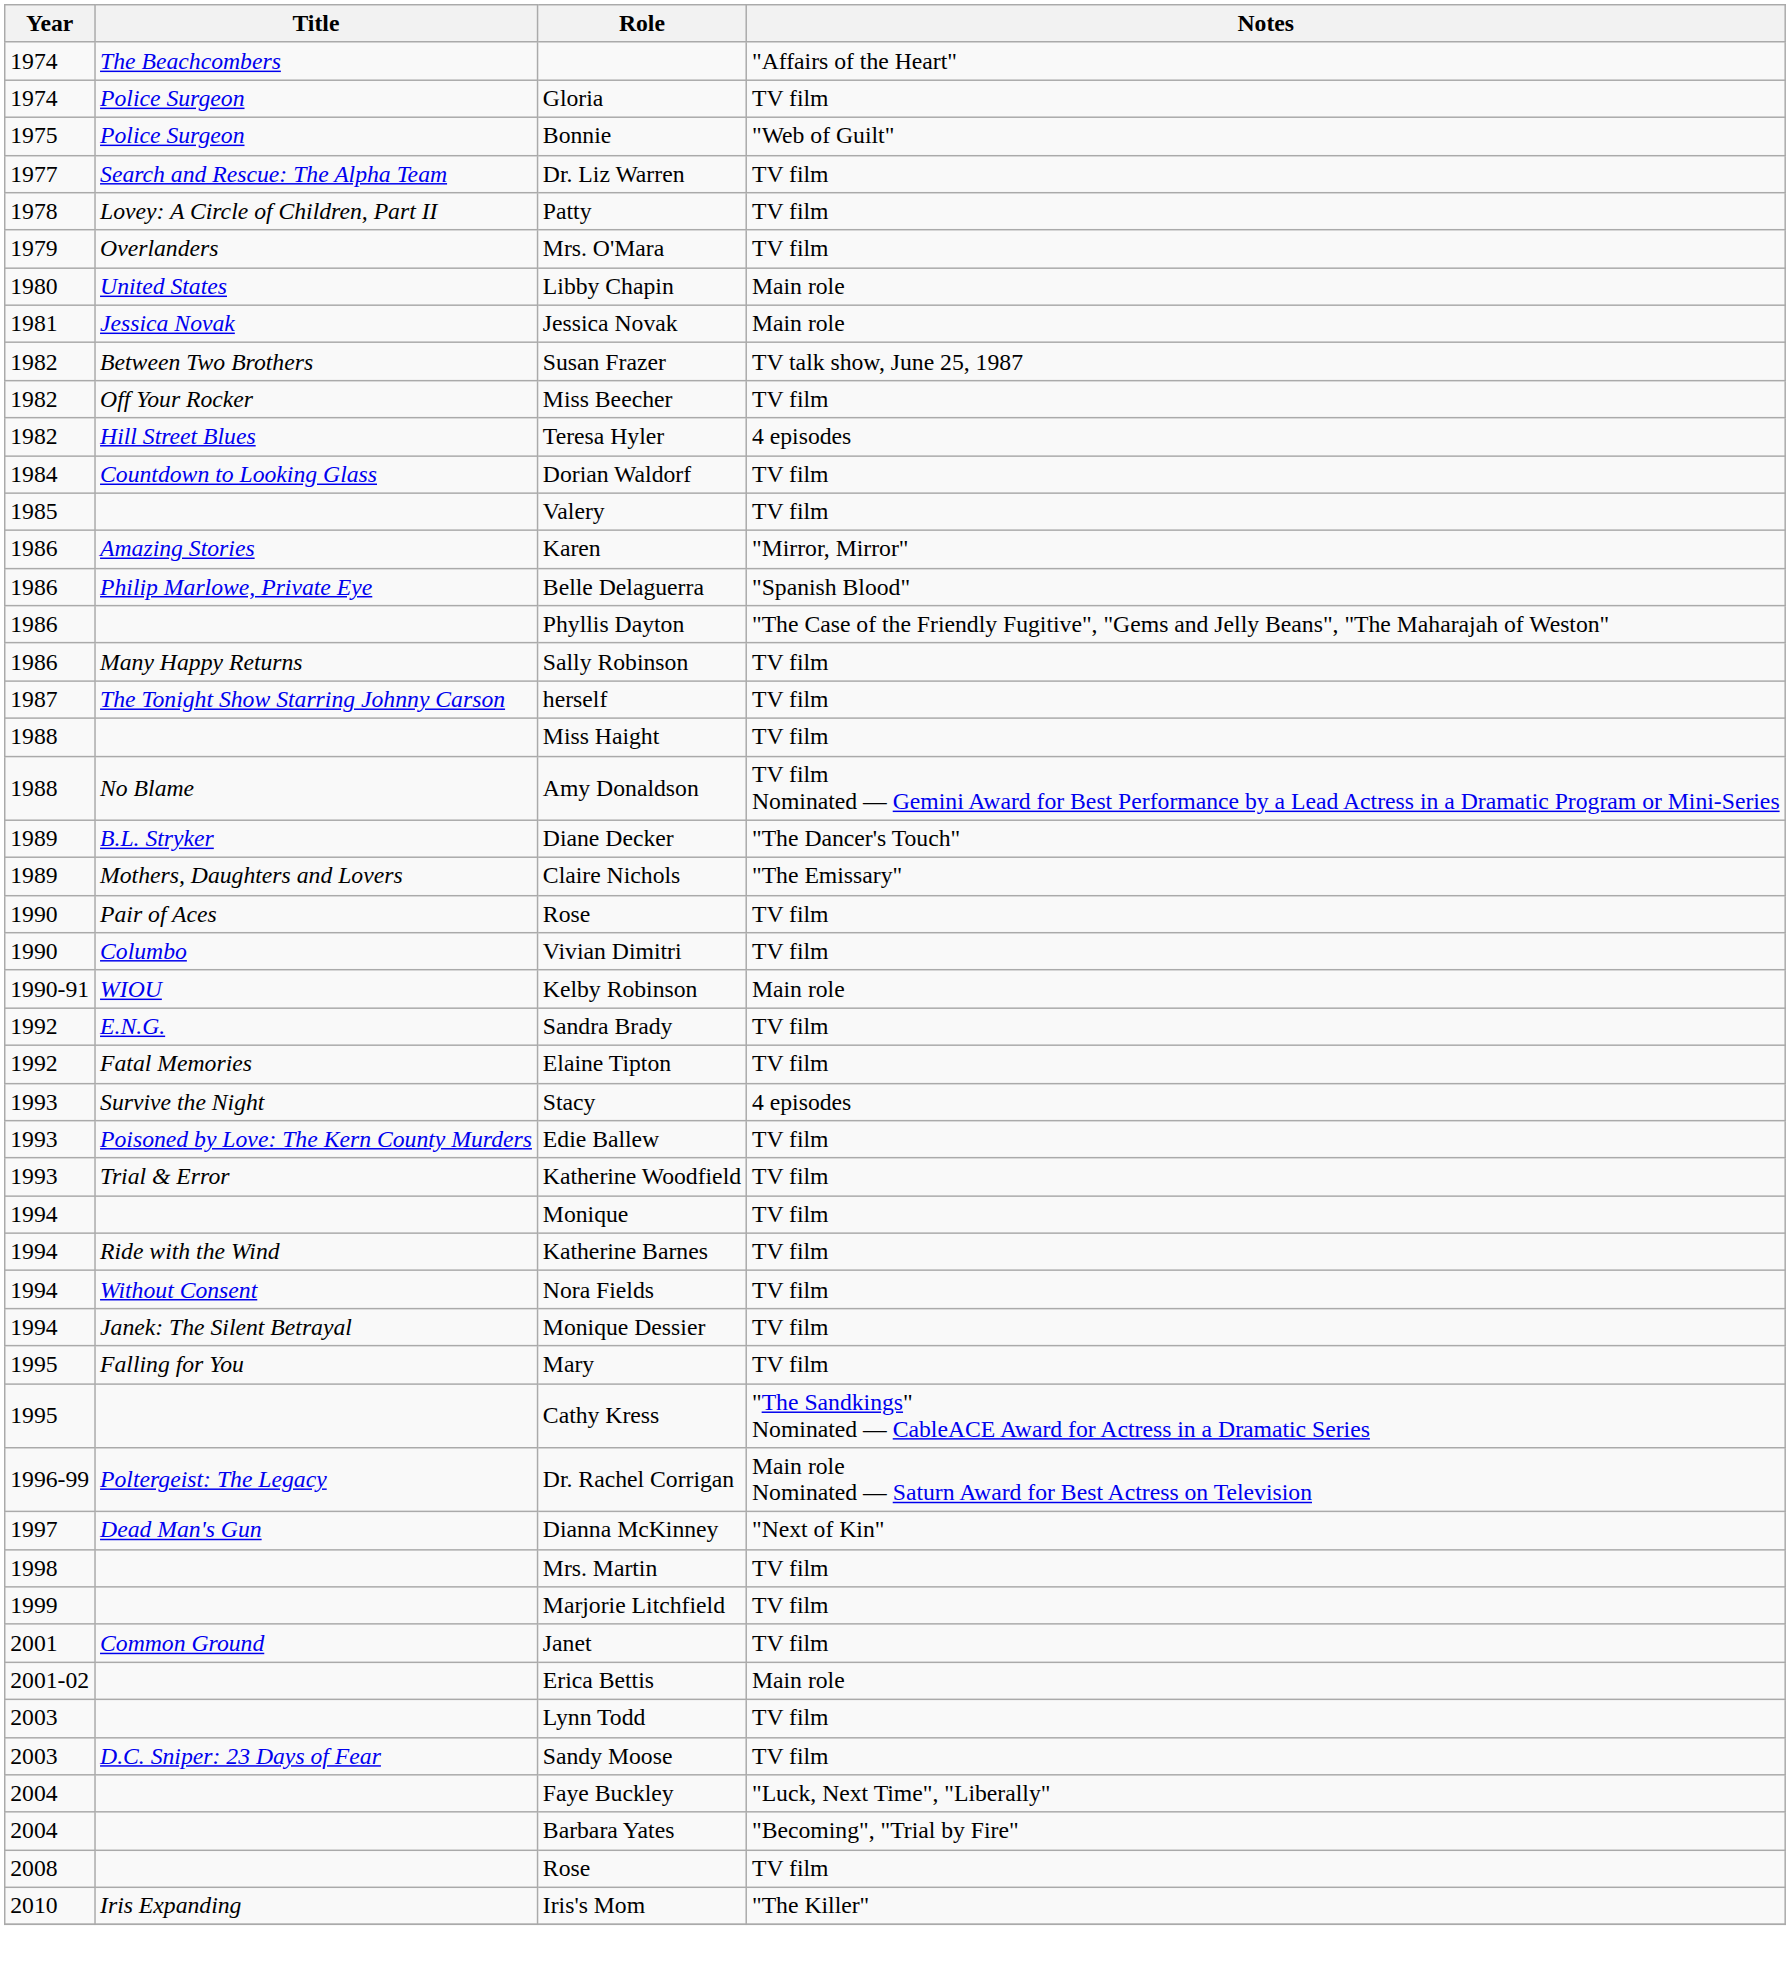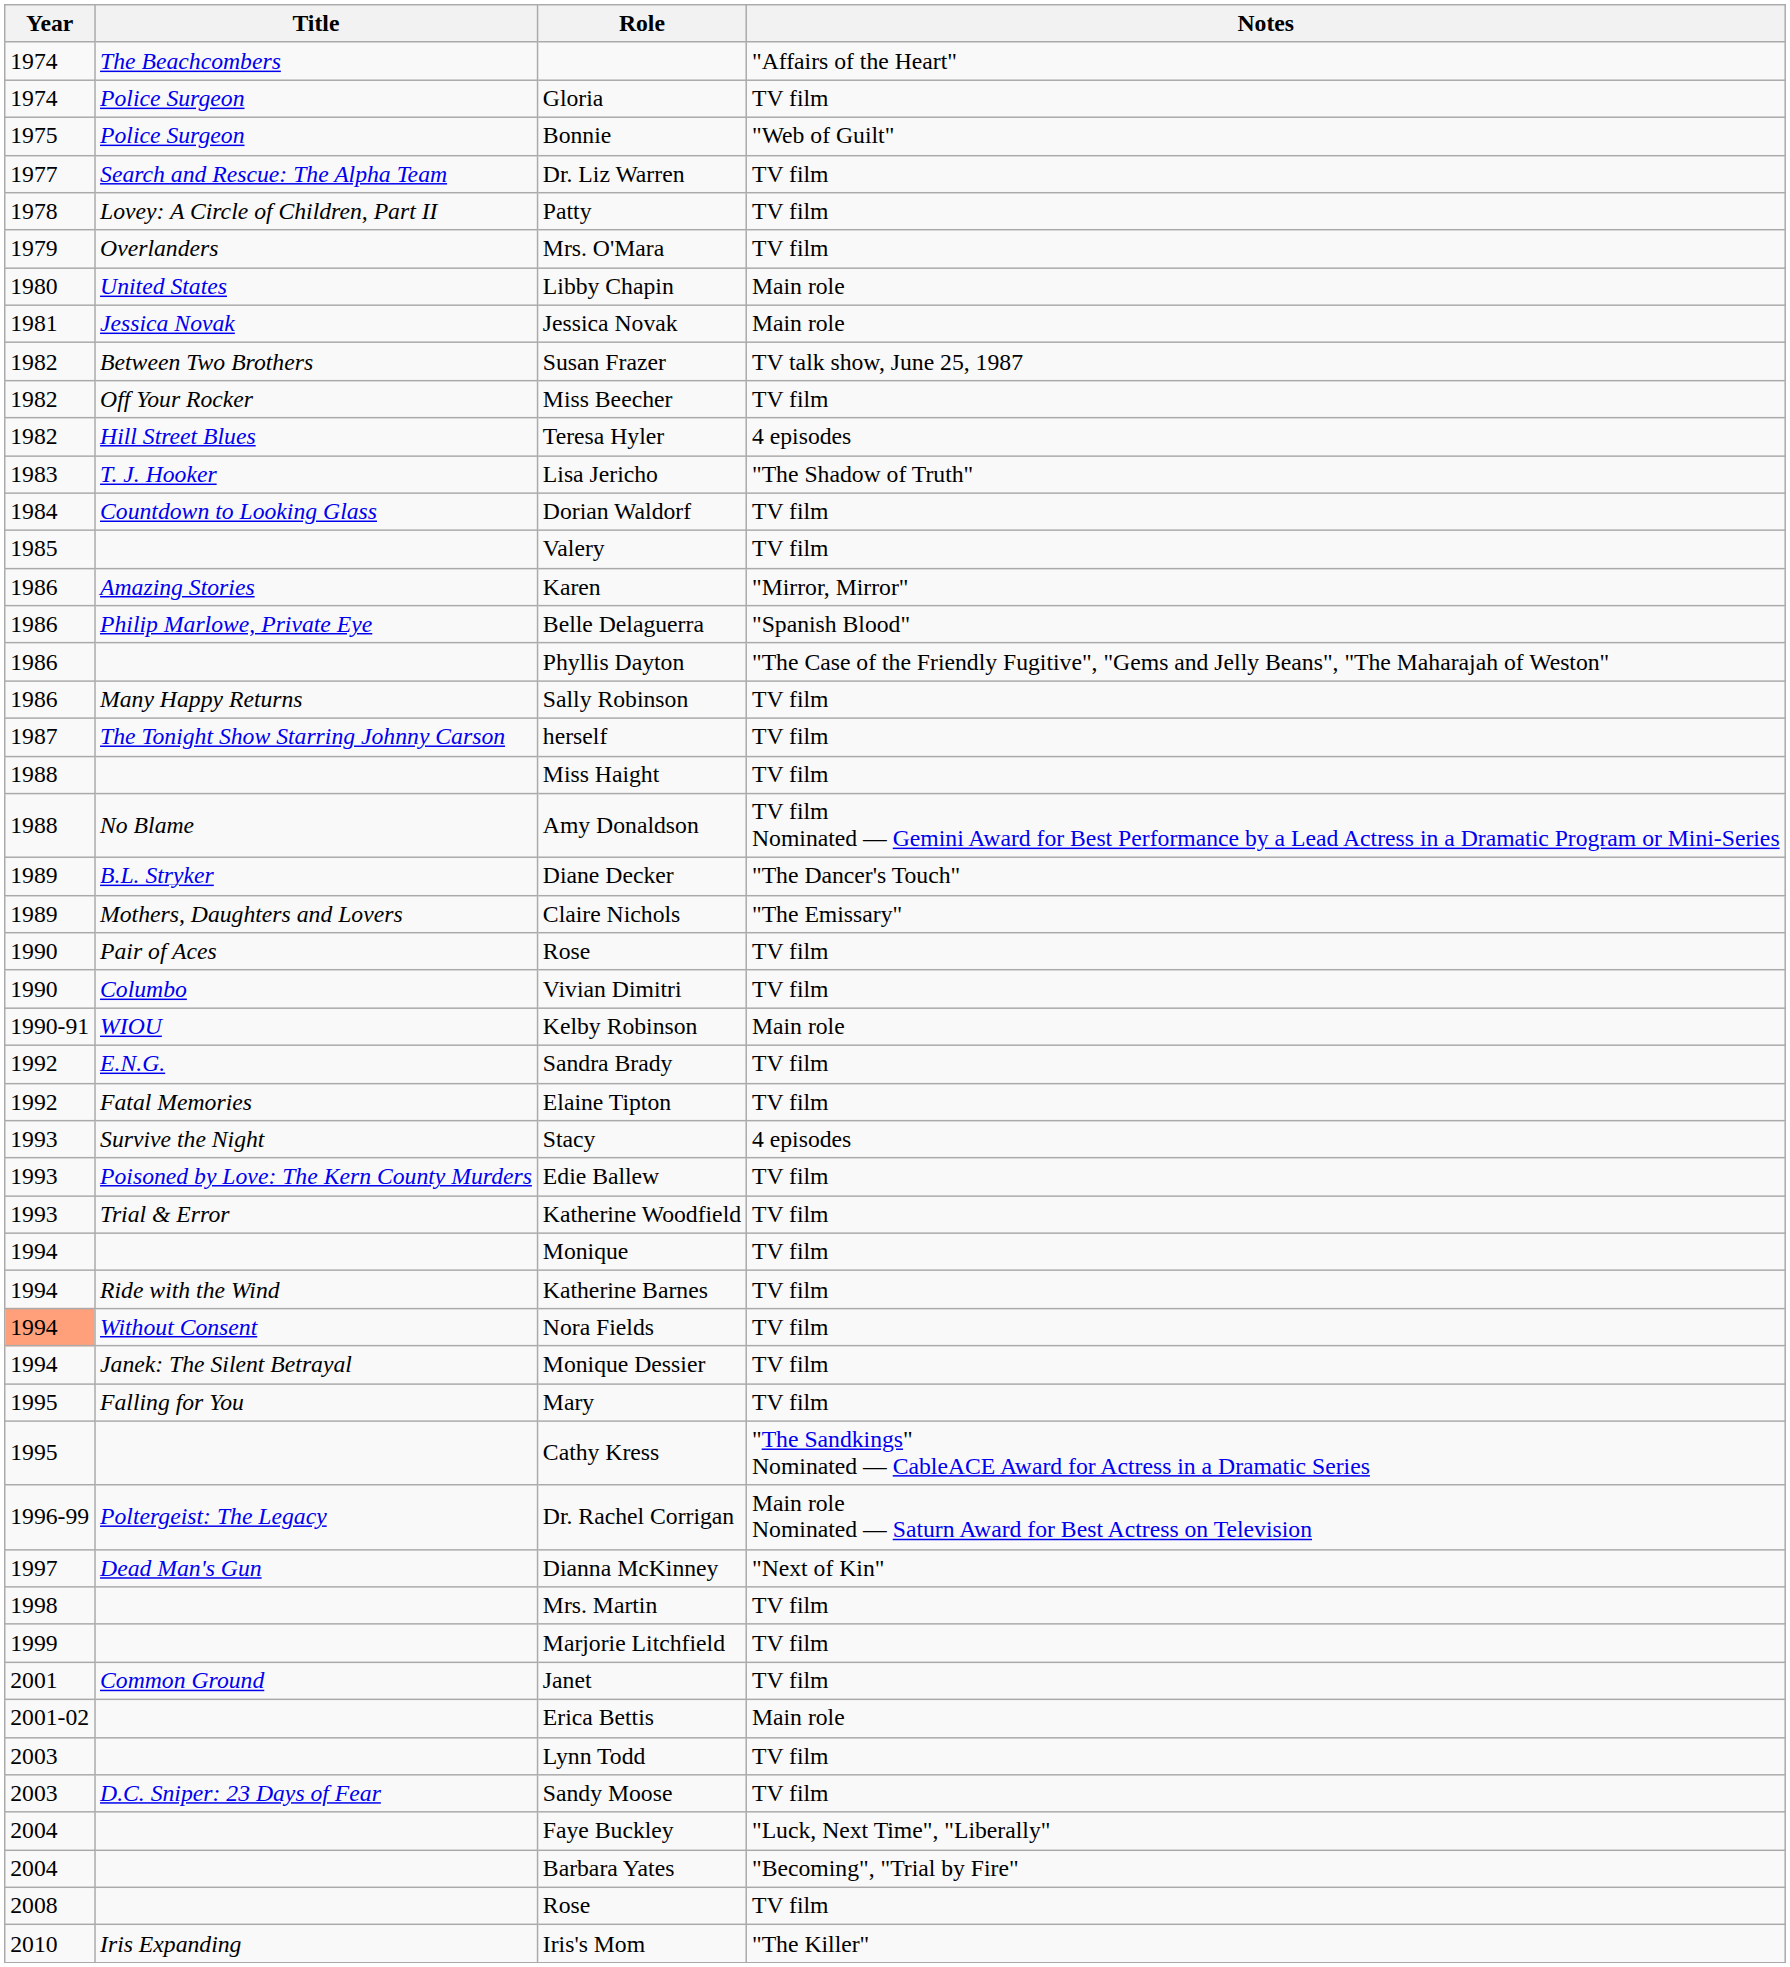+ row: (158, 473)
(34, 1289) no background -> (34, 1326) lightsalmon background
